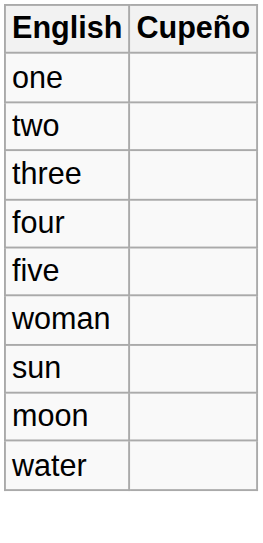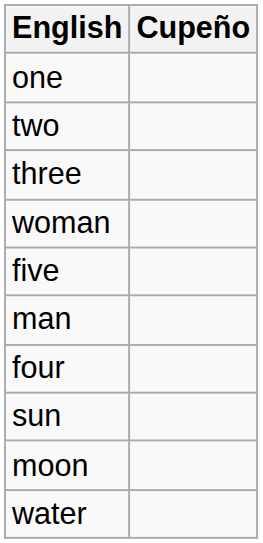rows swapped: (38, 222) <-> (61, 319)
+ row: (42, 319)
